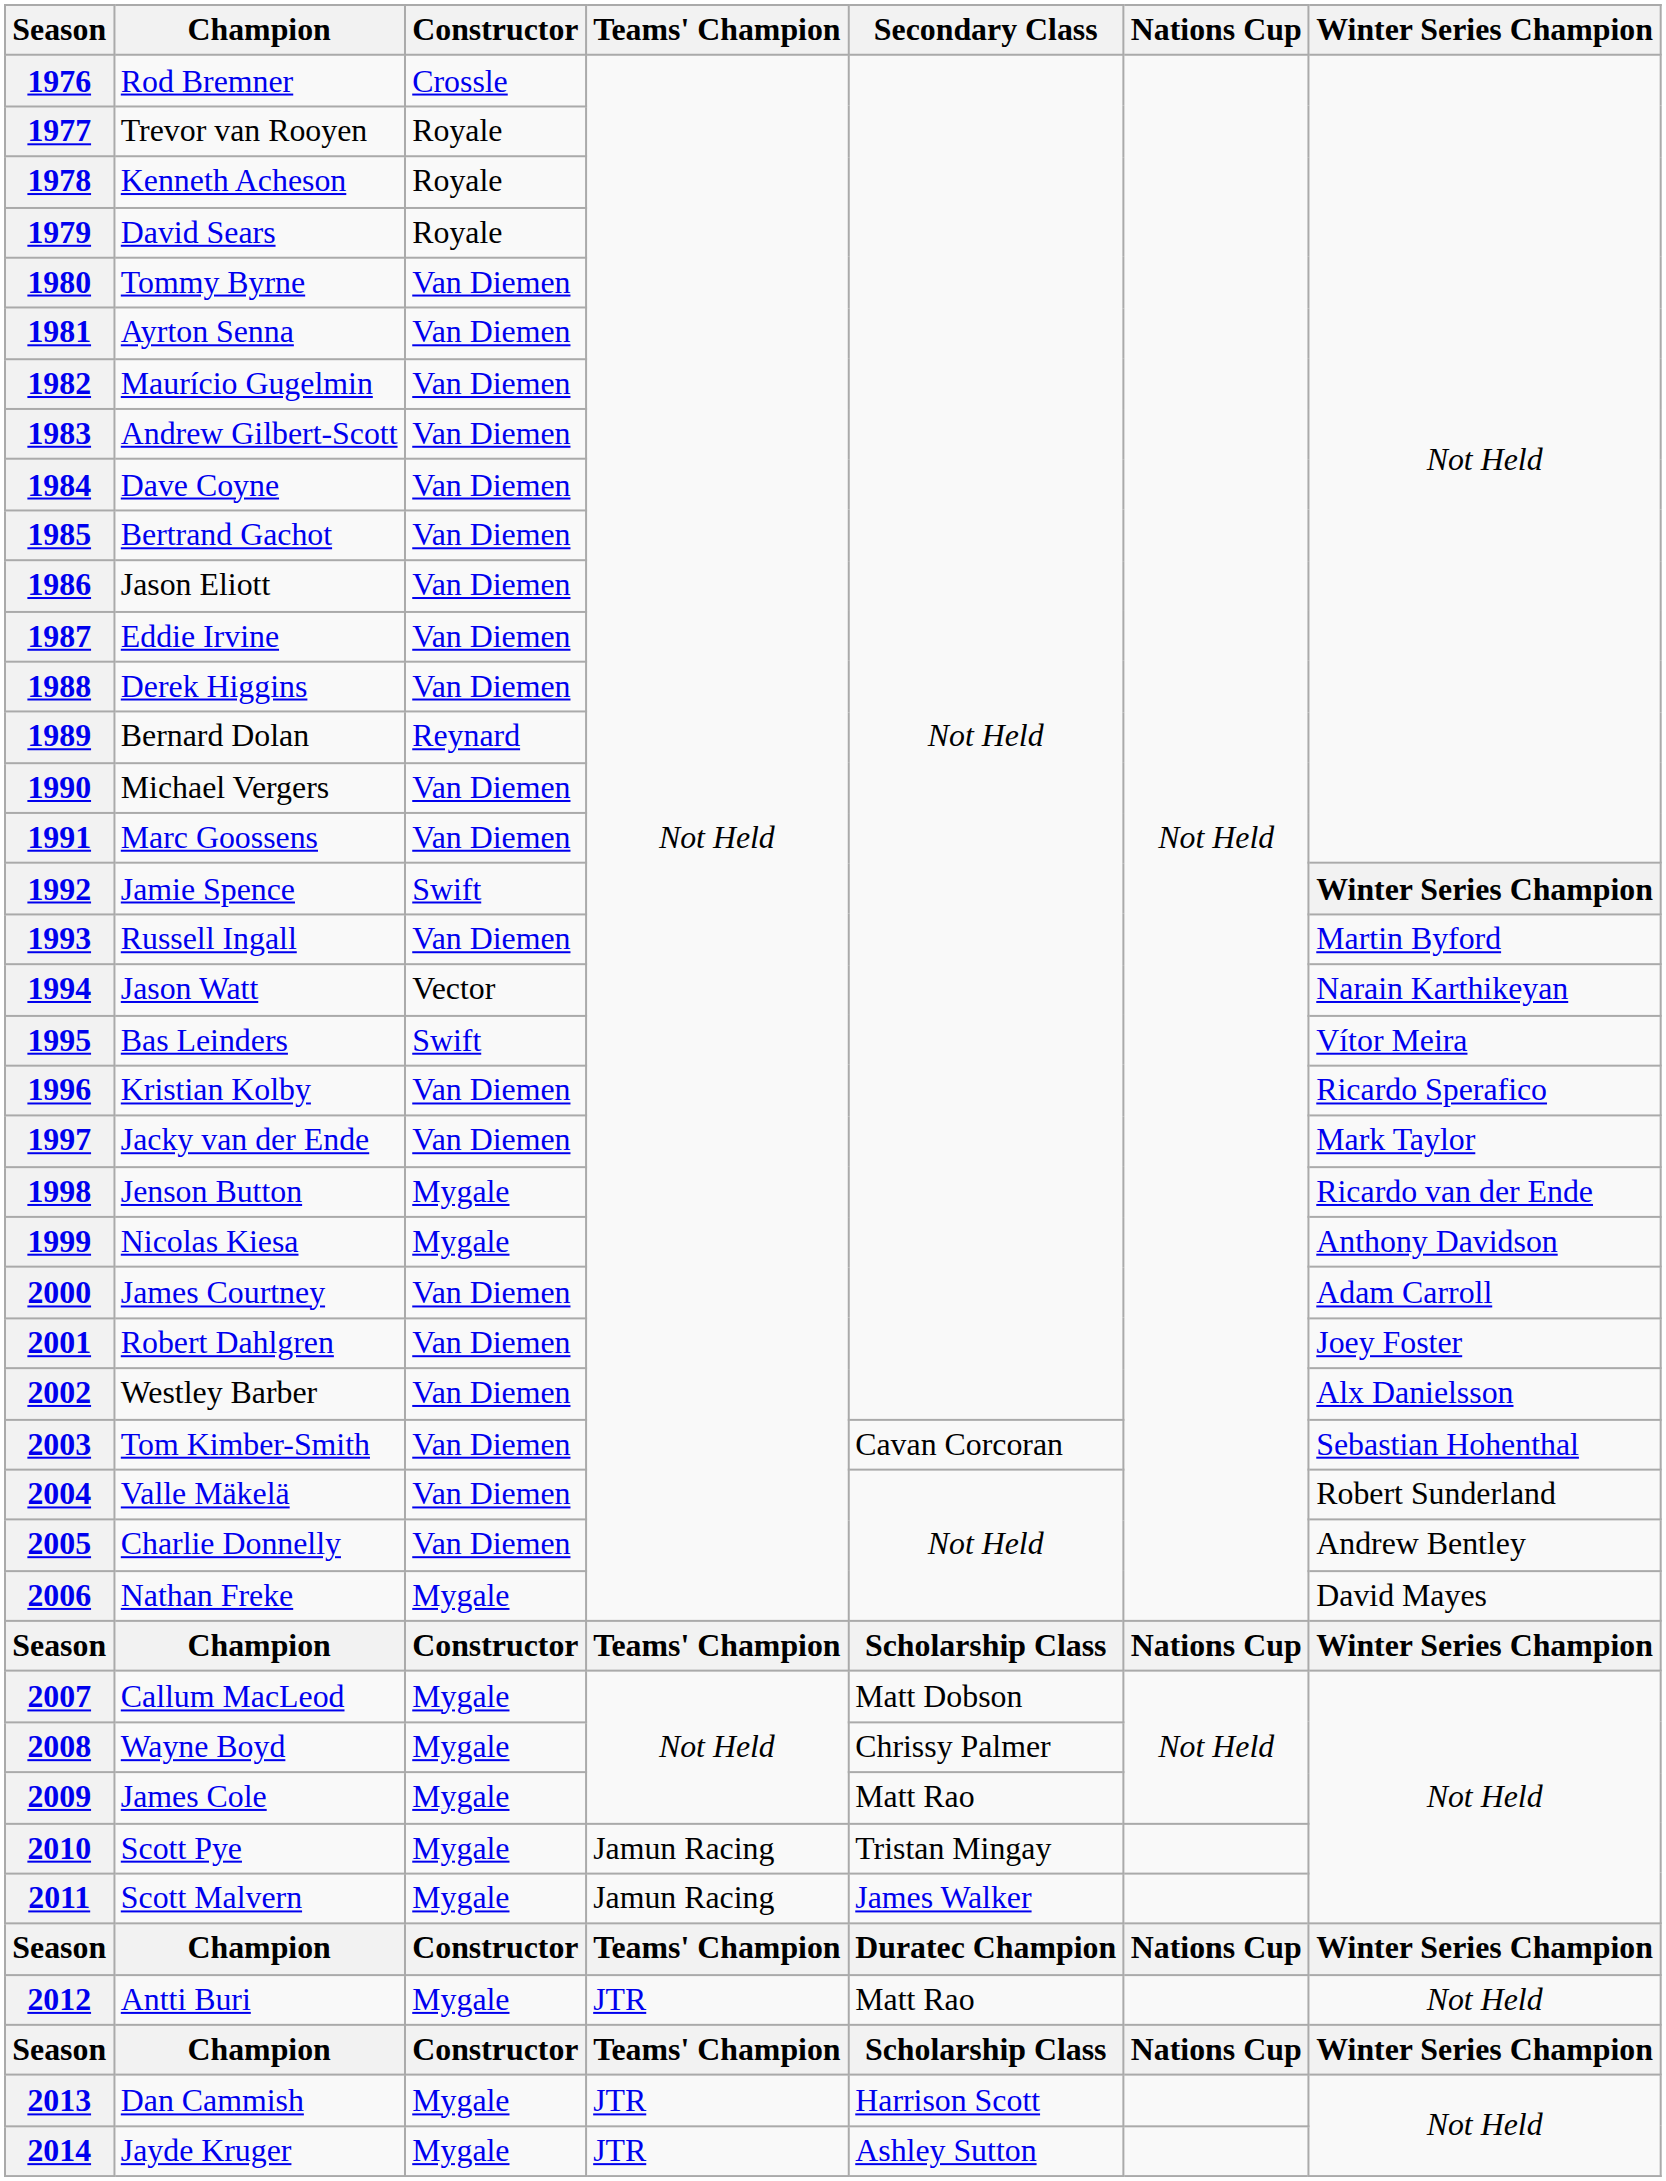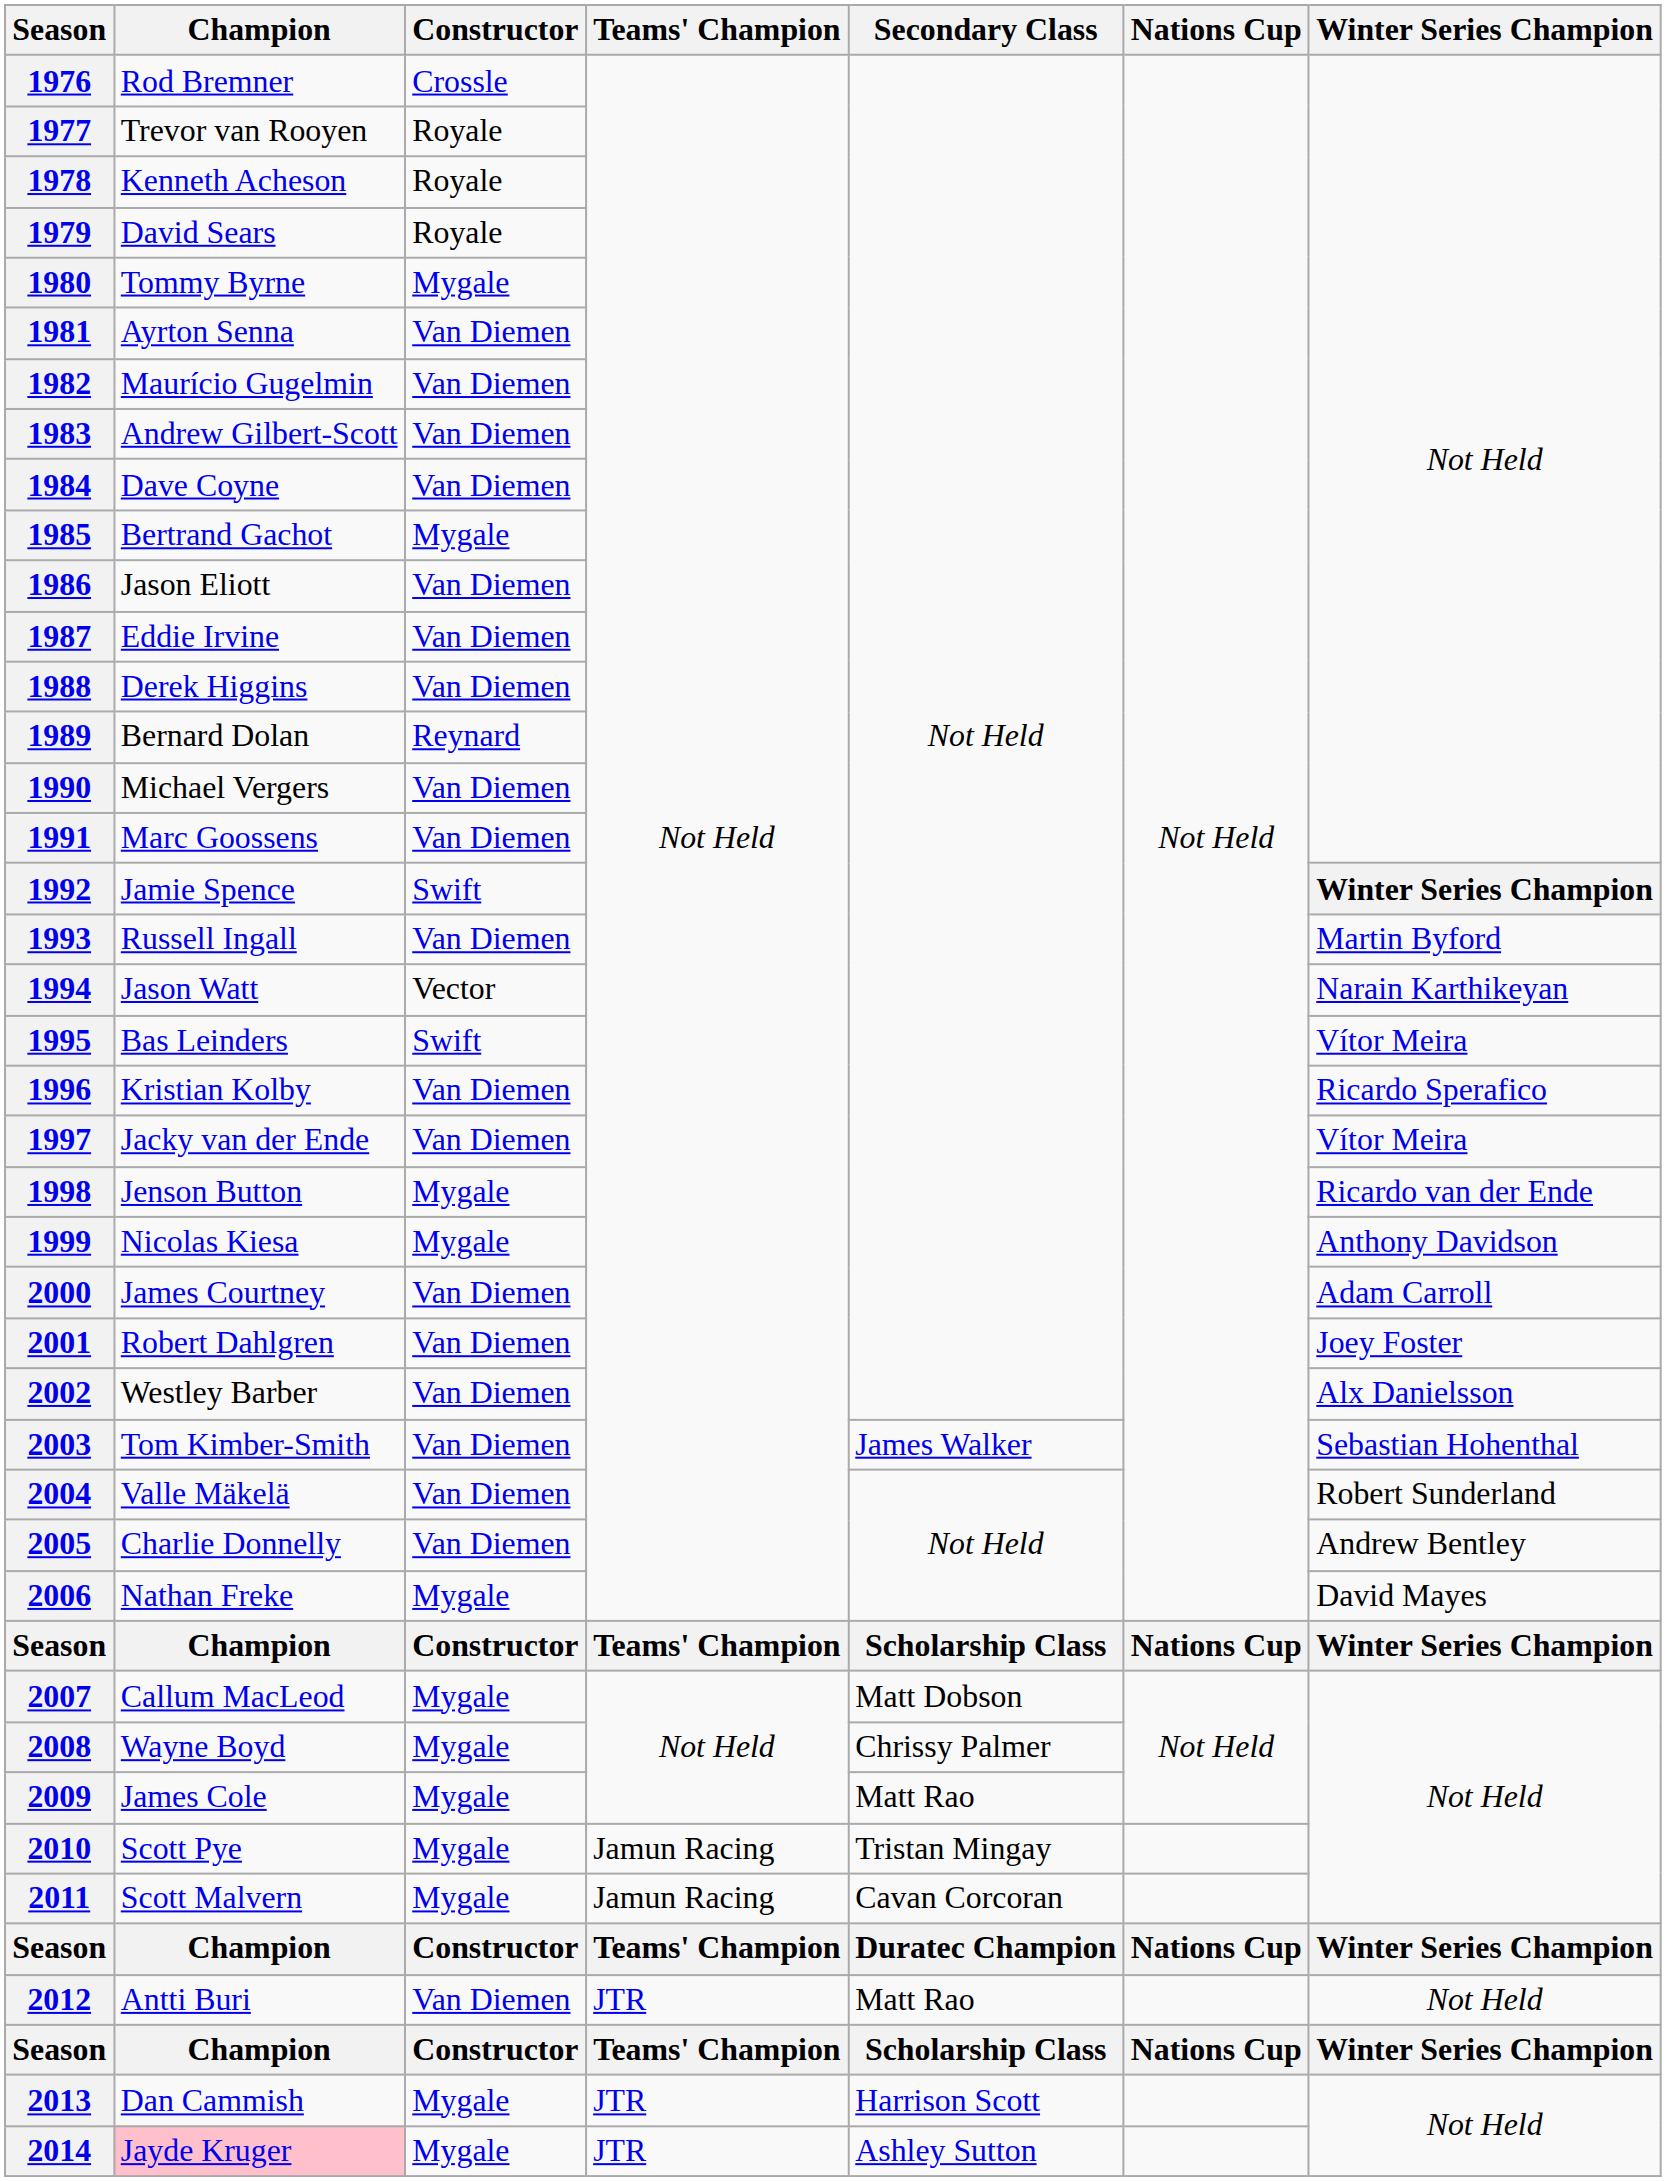(491, 282) Van Diemen -> (461, 282) Mygale
(491, 534) Van Diemen -> (461, 534) Mygale
(1396, 1140) Mark Taylor -> (1392, 1140) Vítor Meira
(959, 1443) Cavan Corcoran -> (943, 1443) James Walker
(943, 1898) James Walker -> (959, 1898) Cavan Corcoran
(461, 1999) Mygale -> (491, 1999) Van Diemen
(206, 2150) no background -> (206, 2150) pink background
